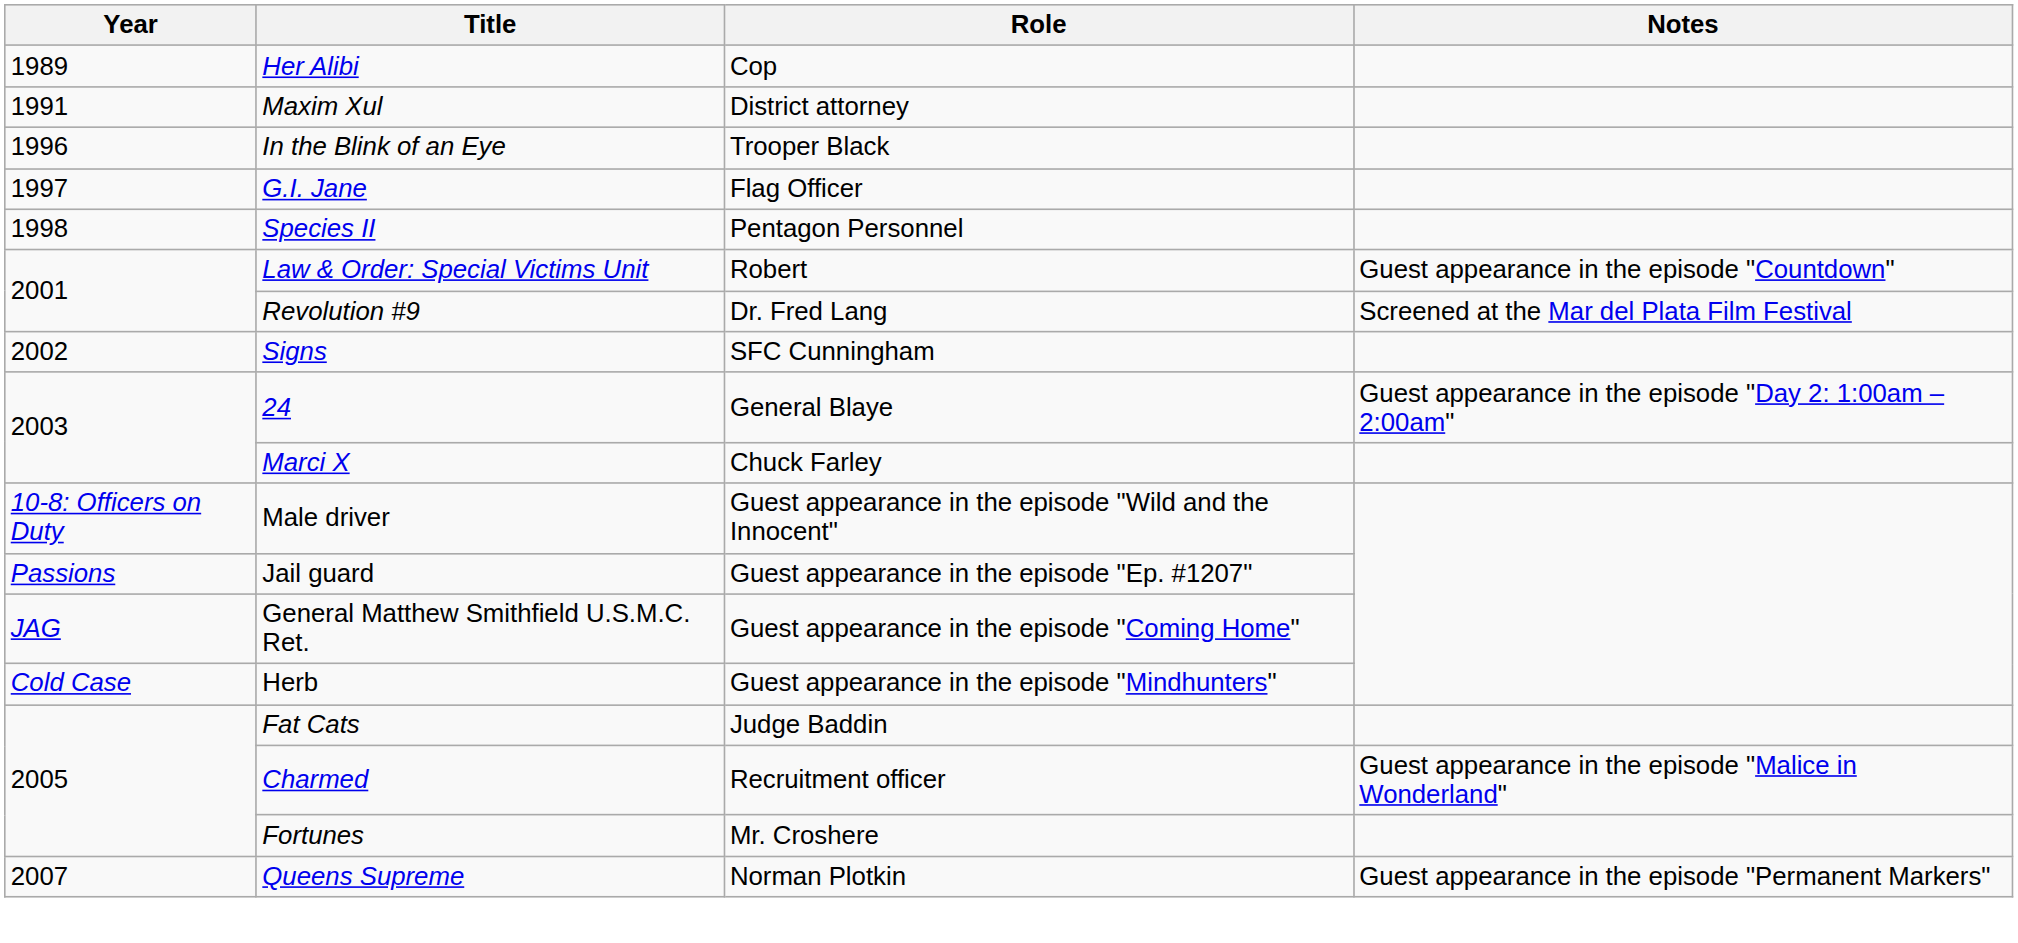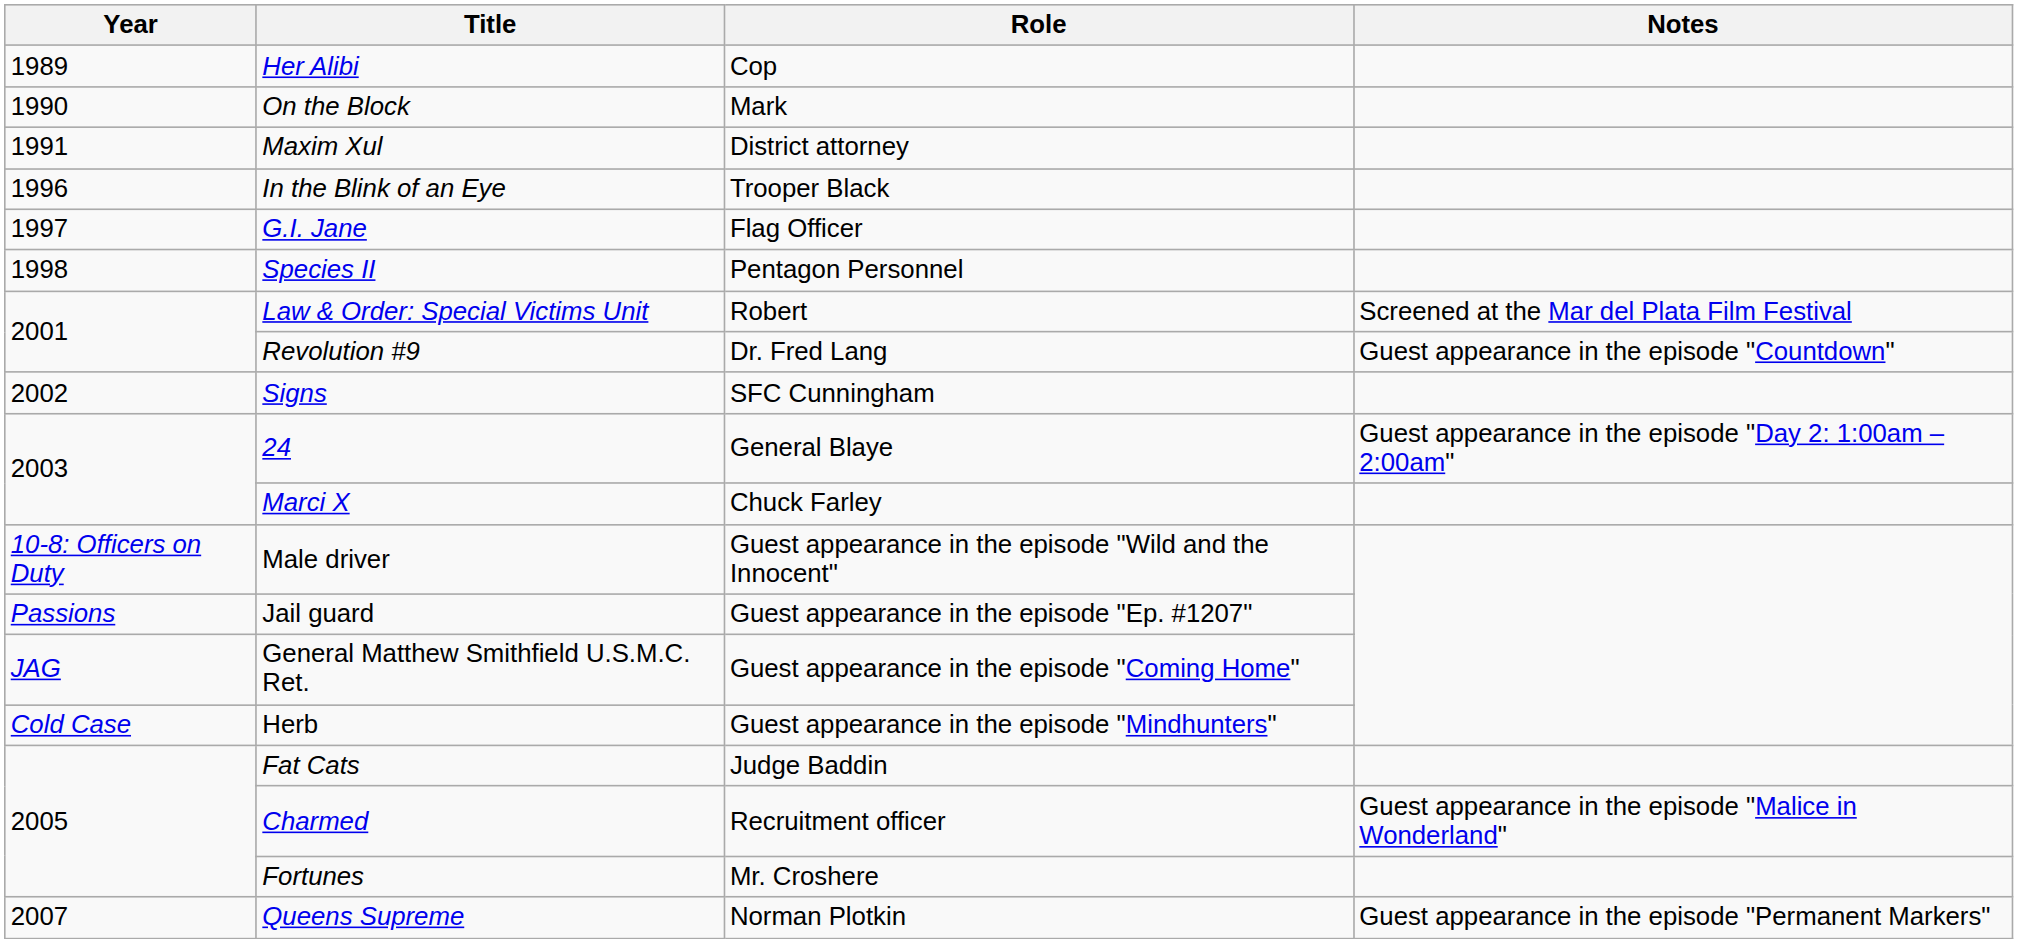+ row: (336, 106)
(1627, 270) Guest appearance in the episode "Countdown" -> (1606, 310) Screened at the Mar del Plata Film Festival
(1606, 310) Screened at the Mar del Plata Film Festival -> (1627, 351) Guest appearance in the episode "Countdown"
